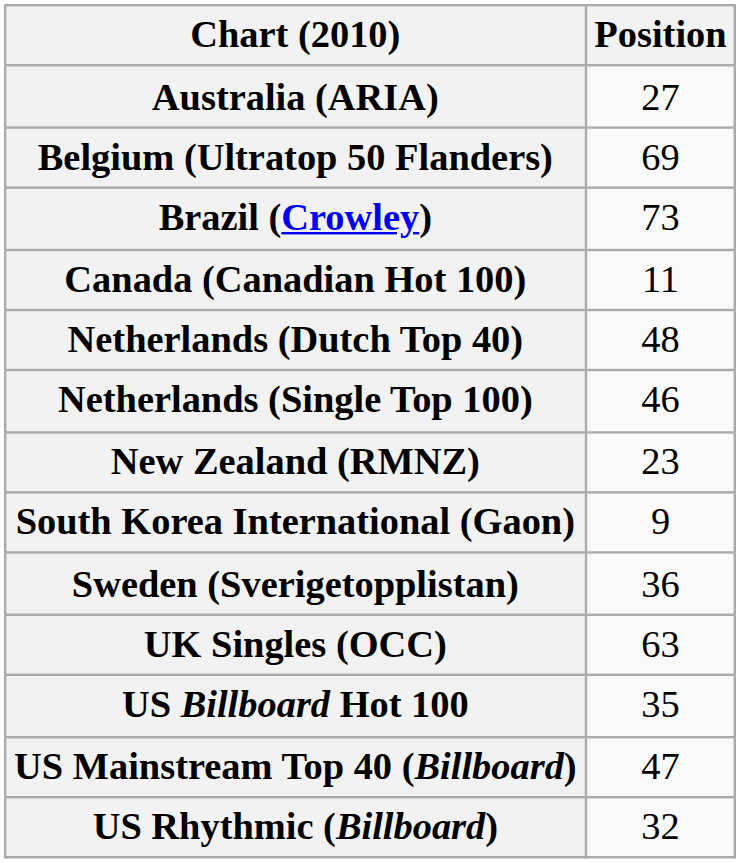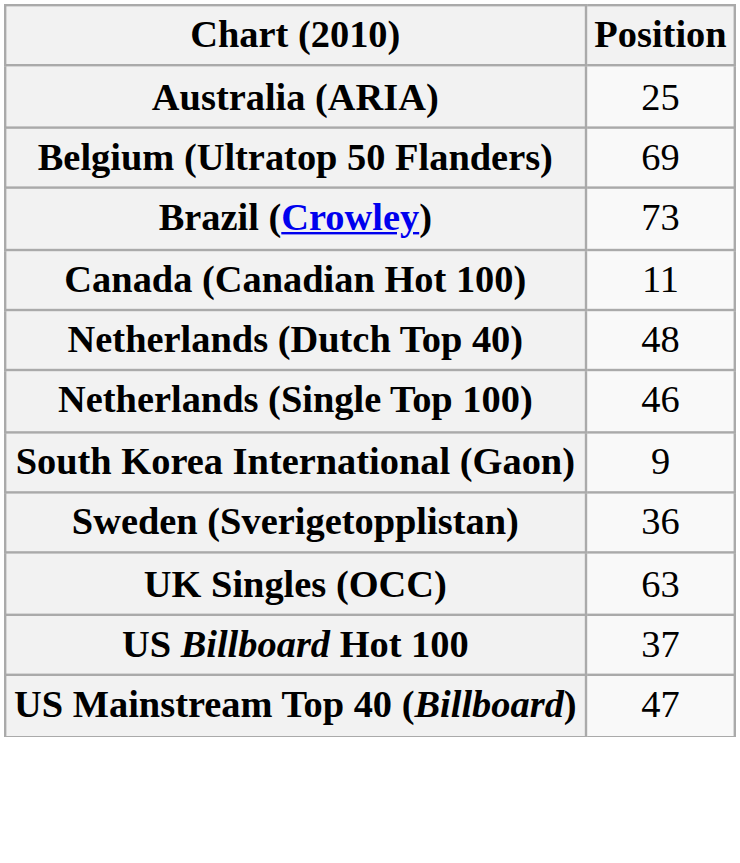(660, 95) 27 -> (660, 95) 25
- row: (295, 461)
(660, 704) 35 -> (660, 643) 37
- row: (295, 826)
